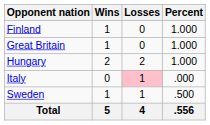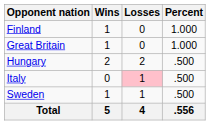(184, 62) 1.000 -> (184, 62) .500
(184, 78) .000 -> (184, 78) .500
